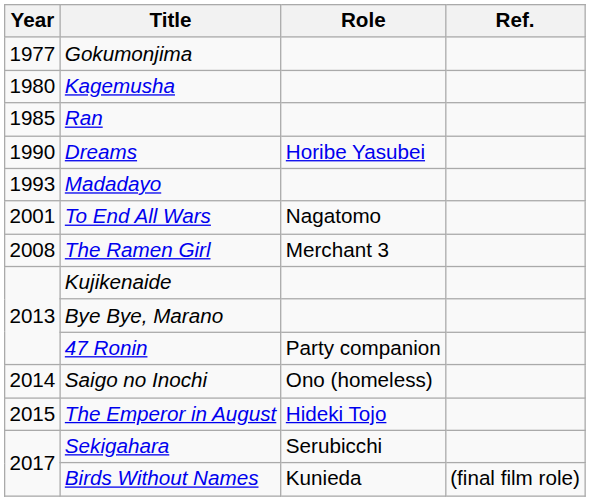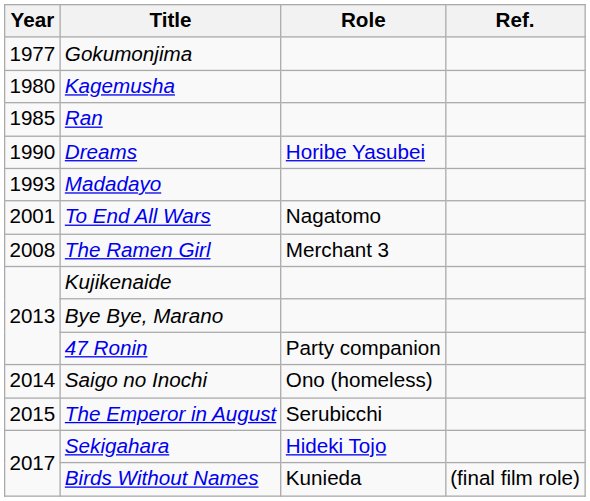(336, 413) Hideki Tojo -> (334, 413) Serubicchi
(334, 446) Serubicchi -> (336, 446) Hideki Tojo
